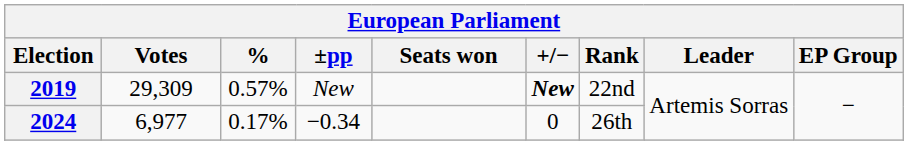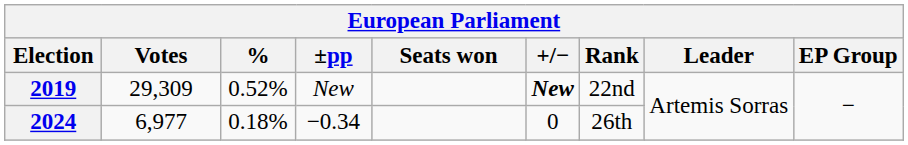(258, 88) 0.57% -> (258, 88) 0.52%
(258, 122) 0.17% -> (258, 122) 0.18%
